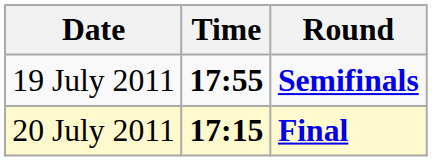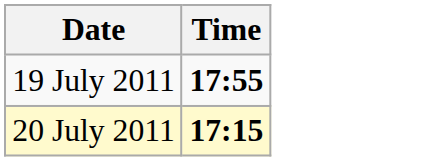- column: (348, 29)
